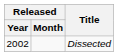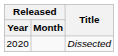(18, 43) 2002 -> (18, 43) 2020
